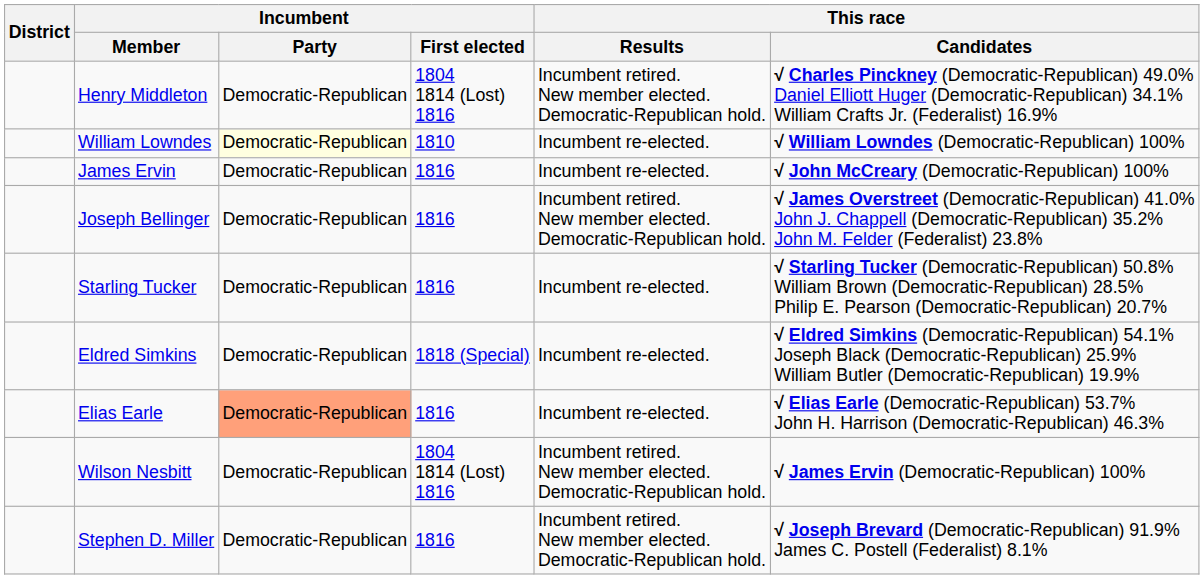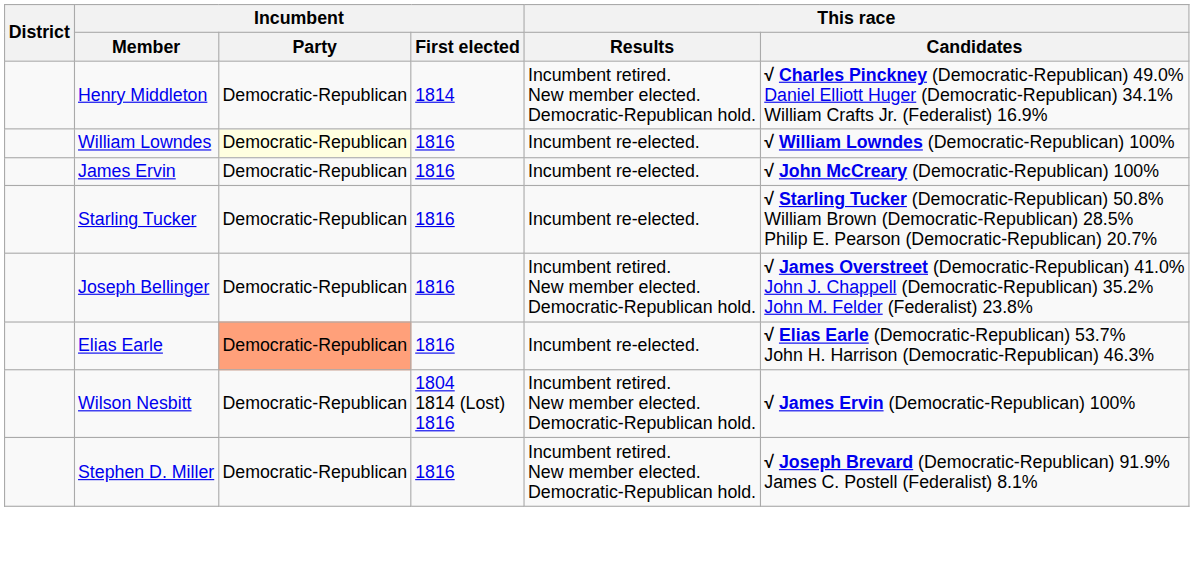(460, 94) 1804 1814 (Lost) 1816 -> (435, 94) 1814
(435, 143) 1810 -> (435, 143) 1816
rows swapped: (144, 219) <-> (137, 287)
- row: (137, 355)
